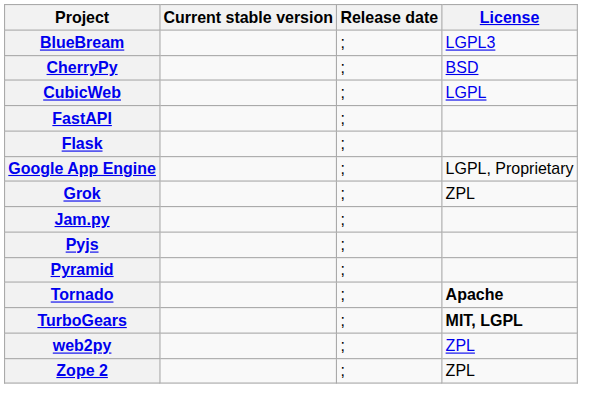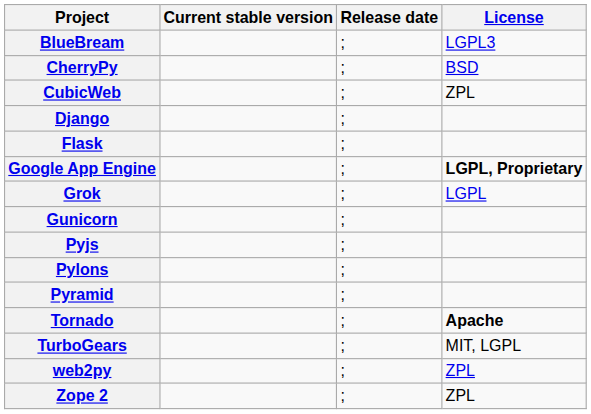(466, 93) LGPL -> (460, 93) ZPL
+ row: (82, 119)
- row: (82, 119)
(510, 169) normal -> (514, 169) bold
(460, 194) ZPL -> (466, 194) LGPL
+ row: (82, 220)
- row: (82, 220)
+ row: (82, 270)
(484, 321) bold -> (483, 346) normal
